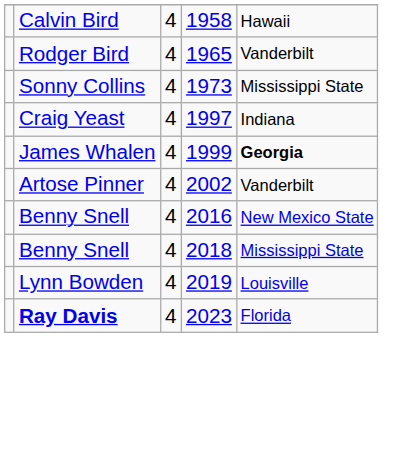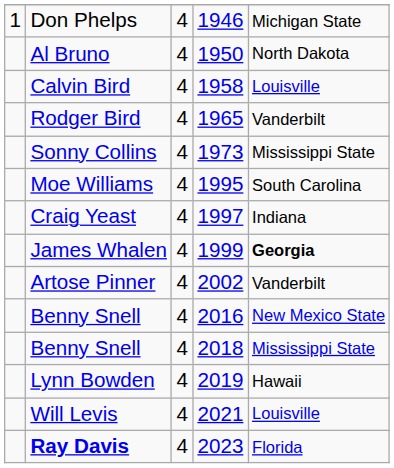+ row: (84, 20)
+ row: (70, 53)
(265, 21) Hawaii -> (286, 86) Louisville
+ row: (92, 184)
(275, 283) Louisville -> (277, 381) Hawaii
+ row: (74, 413)
